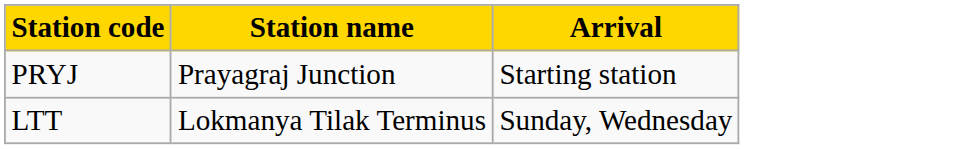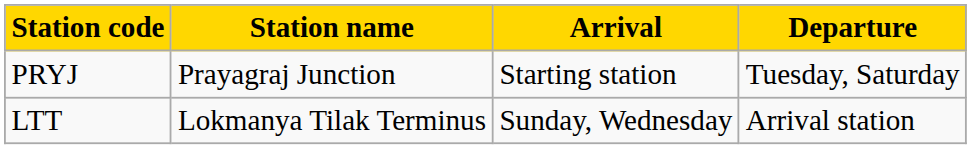+ column: (853, 27)
